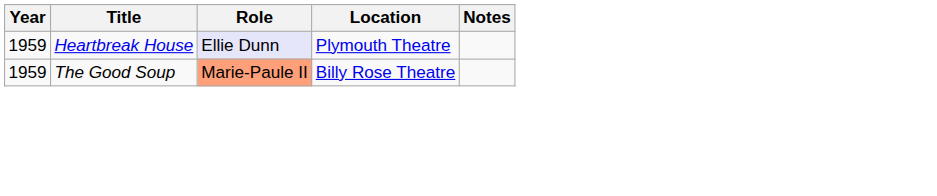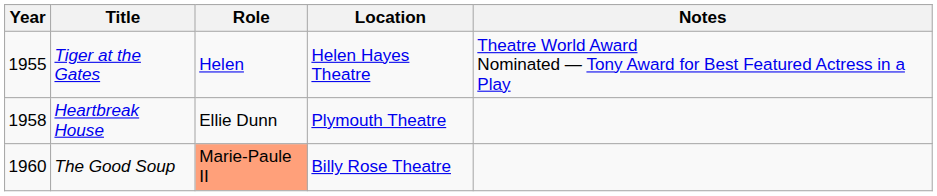+ row: (98, 64)
(28, 45) 1959 -> (28, 120) 1958
(240, 45) lavender background -> (238, 120) no background
(28, 72) 1959 -> (28, 166) 1960
